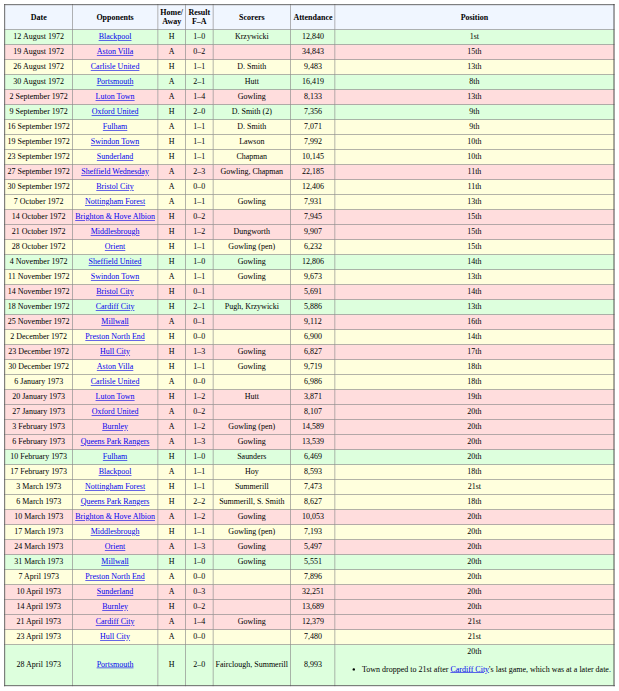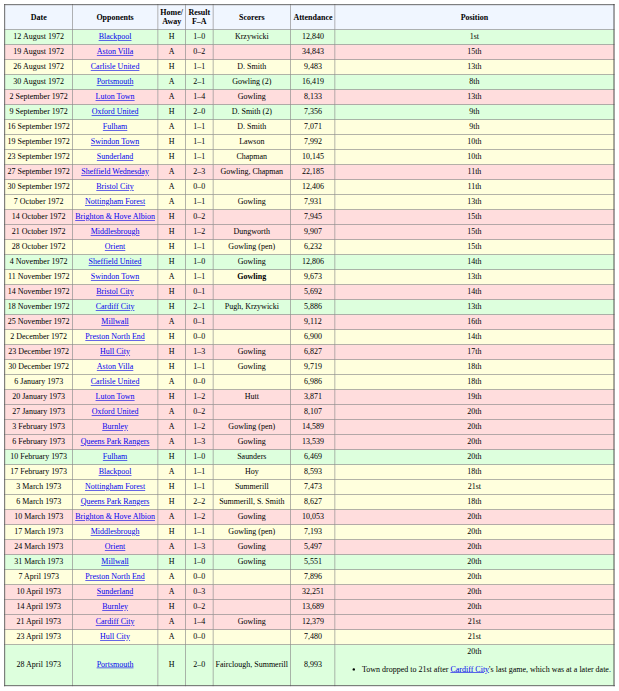(252, 82) Hutt -> (252, 82) Gowling (2)
(252, 277) normal -> (252, 277) bold
(313, 292) 5,691 -> (313, 292) 5,692
